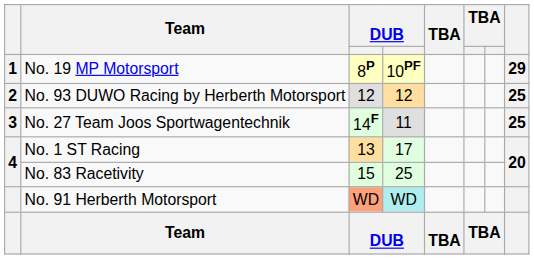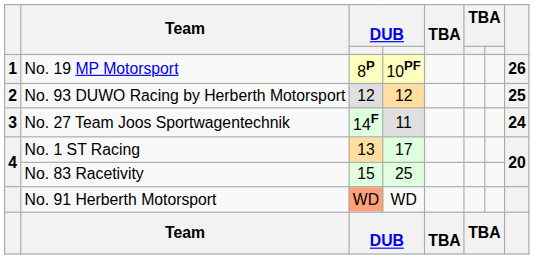(517, 68) 29 -> (517, 68) 26
(517, 122) 25 -> (517, 122) 24
(404, 199) paleturquoise background -> (404, 199) no background
